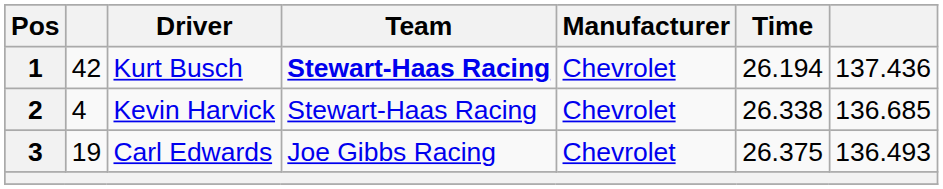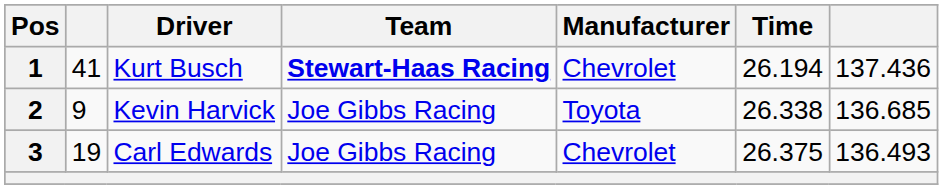(86, 68) 42 -> (86, 68) 41
(79, 110) 4 -> (79, 110) 9
(412, 110) Stewart-Haas Racing -> (392, 110) Joe Gibbs Racing
(619, 110) Chevrolet -> (601, 110) Toyota
